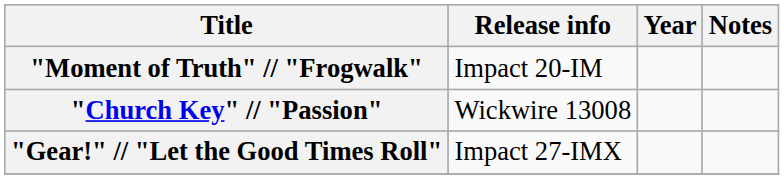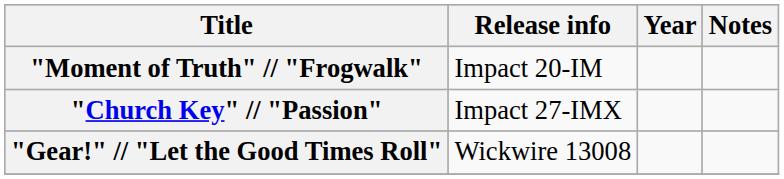(543, 109) Wickwire 13008 -> (538, 109) Impact 27-IMX
(538, 151) Impact 27-IMX -> (543, 151) Wickwire 13008
